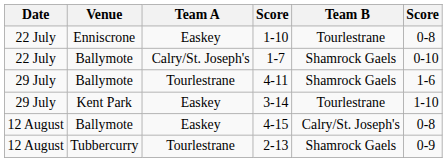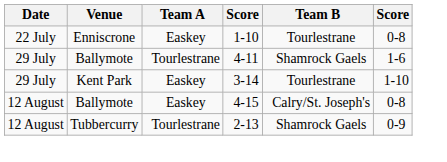- row: (272, 59)
